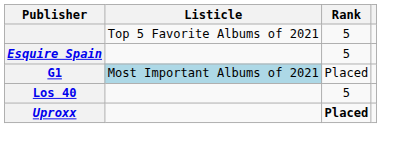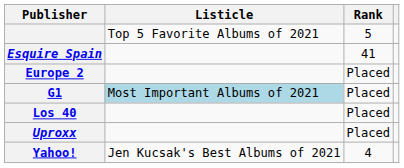(346, 54) 5 -> (368, 54) 41
+ row: (55, 73)
(346, 93) 5 -> (368, 113) Placed
(346, 113) bold -> (368, 133) normal
+ row: (55, 152)
